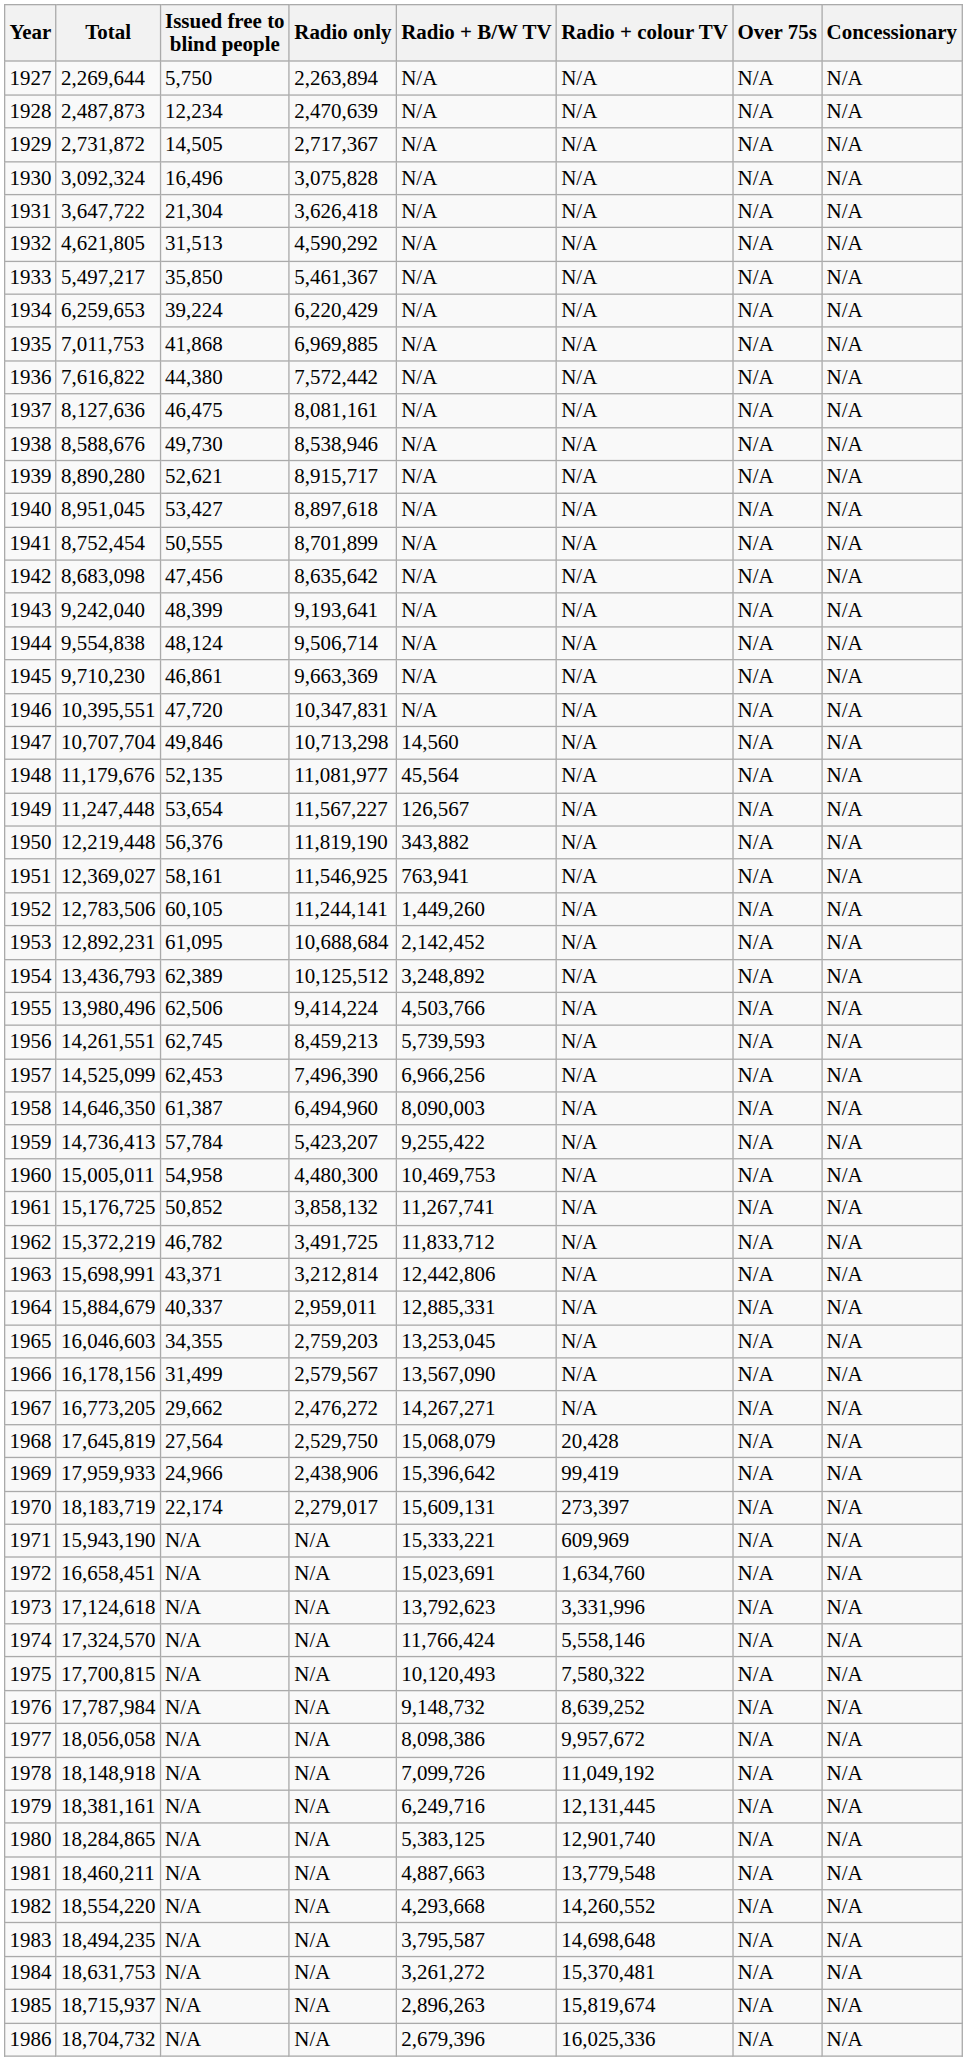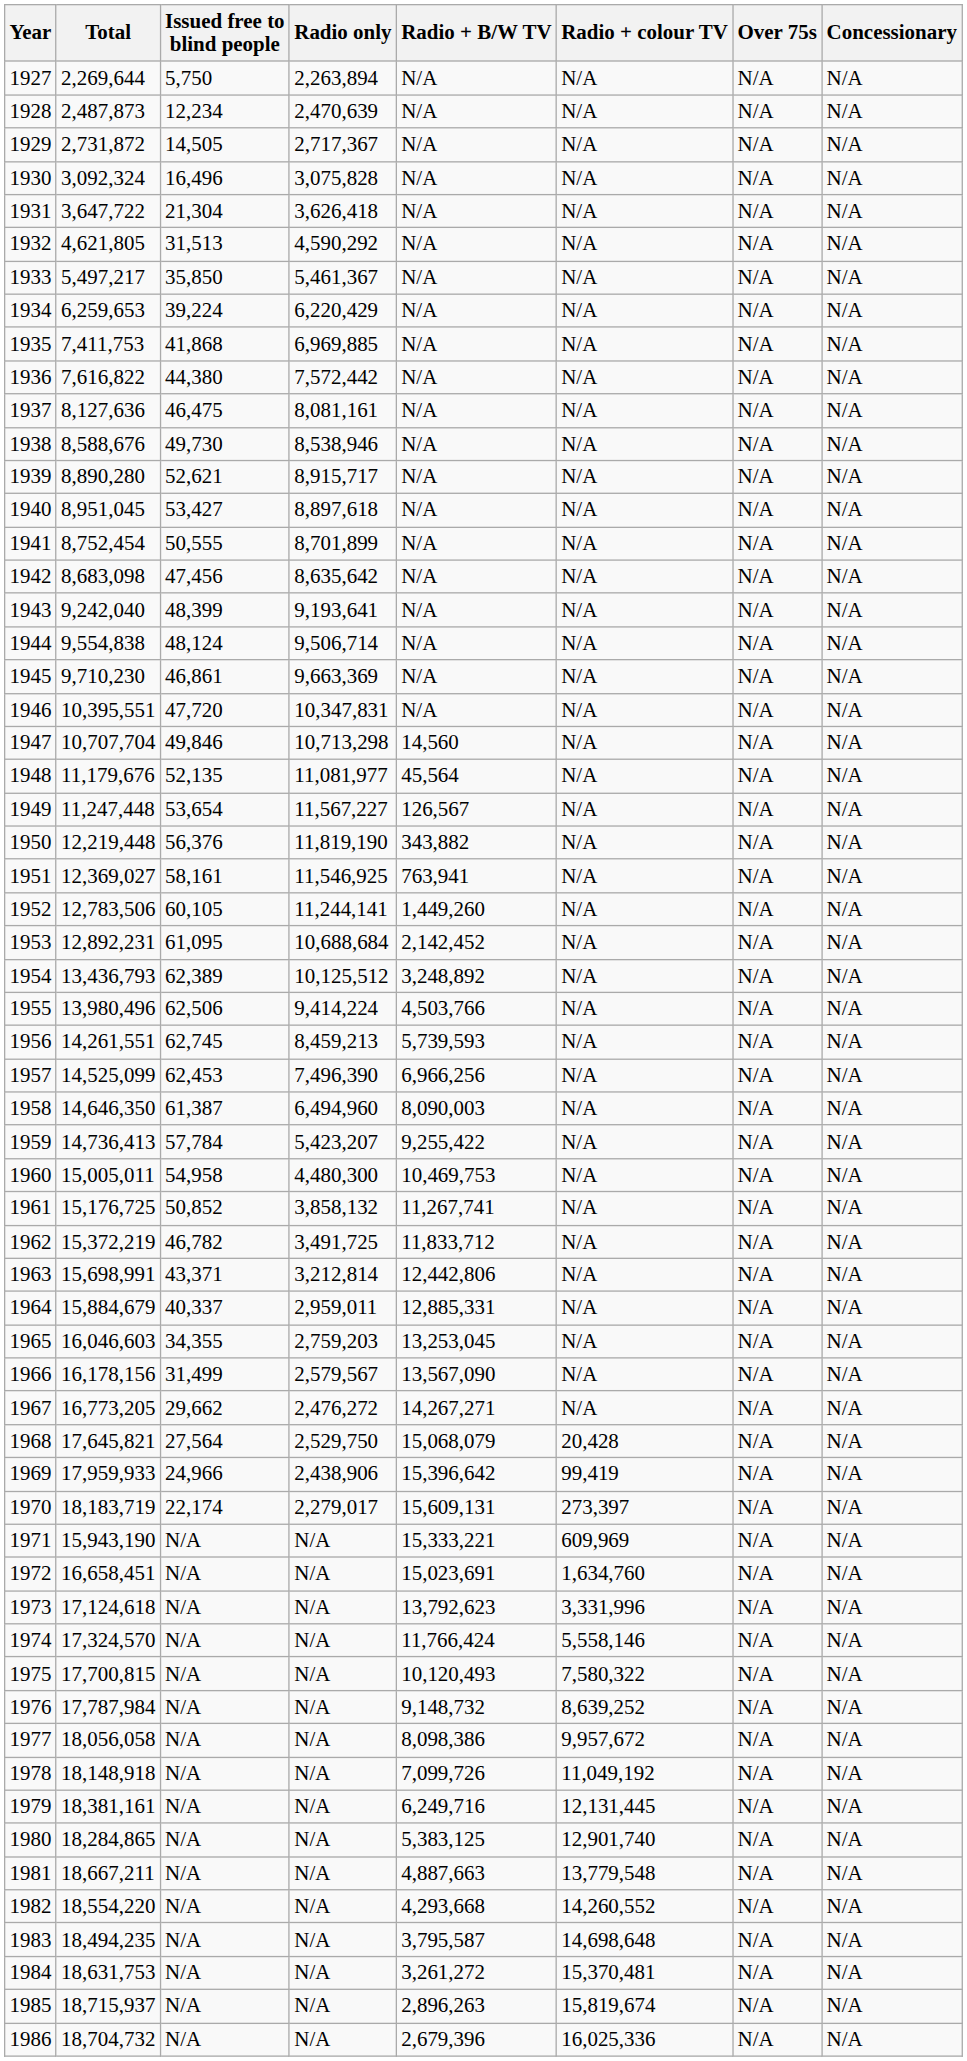(103, 343) 7,011,753 -> (103, 343) 7,411,753
(108, 1440) 17,645,819 -> (108, 1440) 17,645,821
(108, 1872) 18,460,211 -> (108, 1872) 18,667,211
